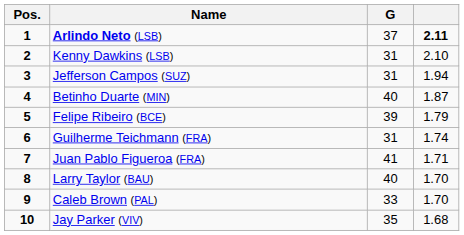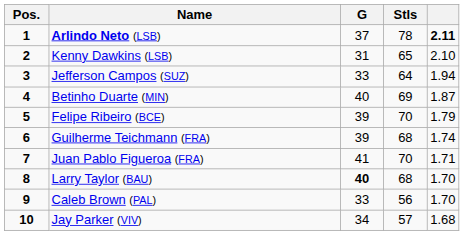+ column: (405, 14)
(390, 76) 31 -> (362, 76) 33
(390, 138) 31 -> (362, 138) 39
(390, 179) normal -> (362, 179) bold
(390, 220) 35 -> (362, 220) 34
